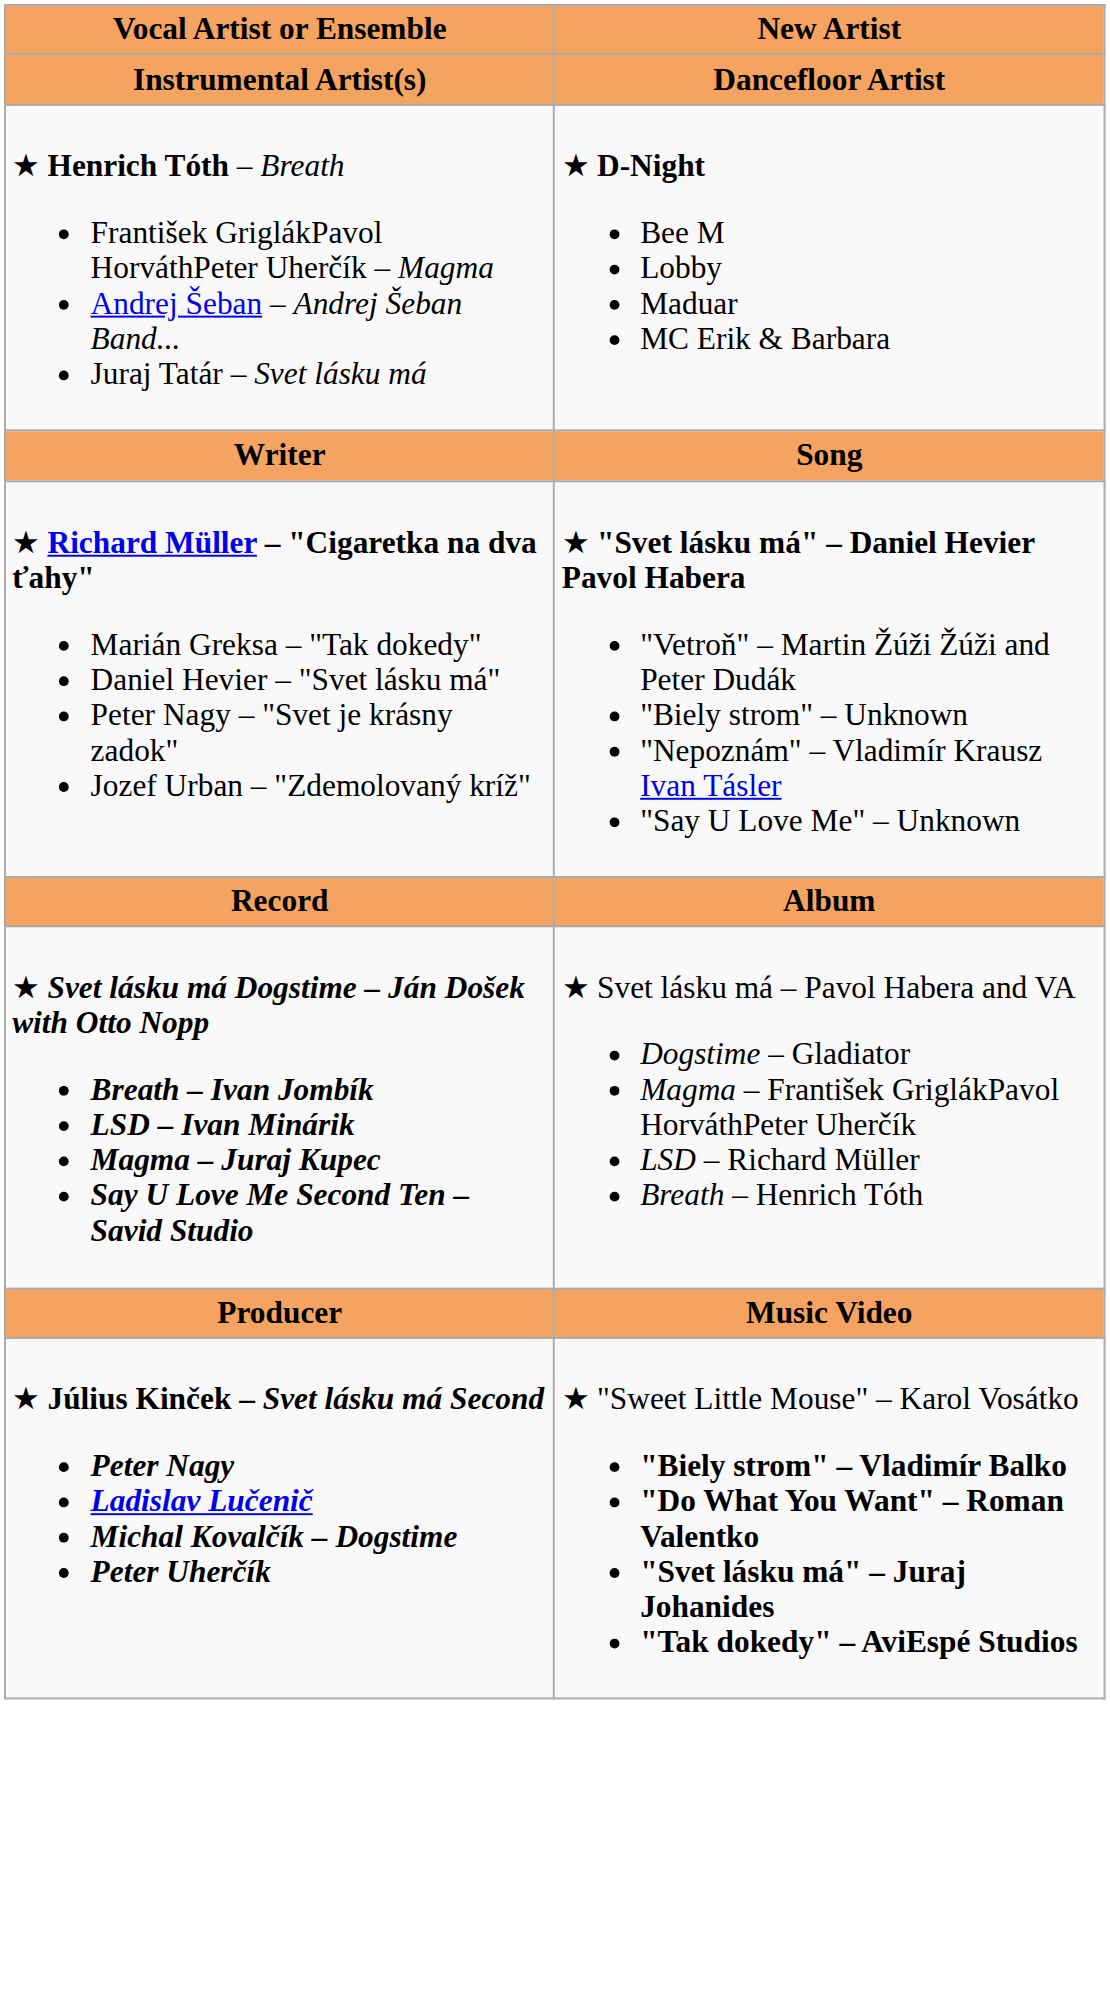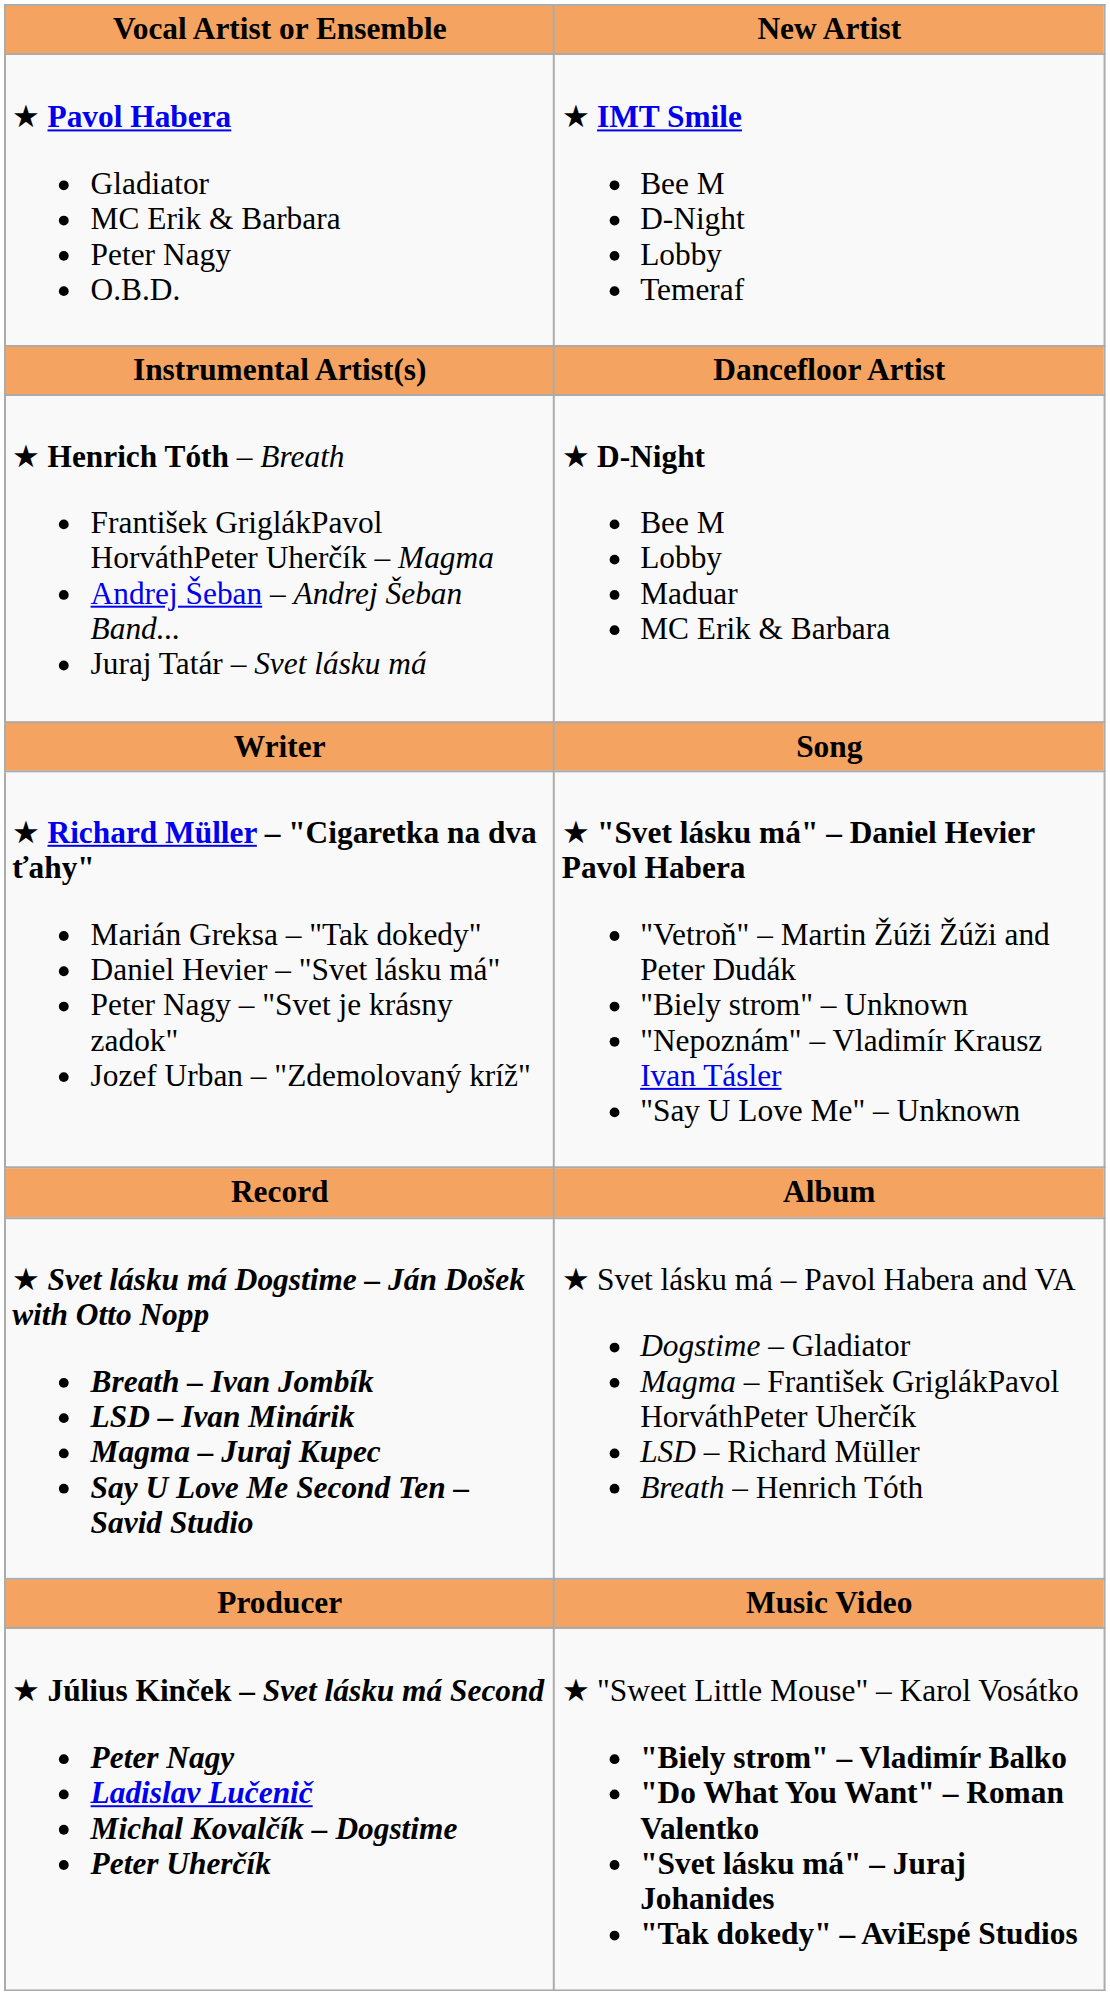+ row: (280, 203)
